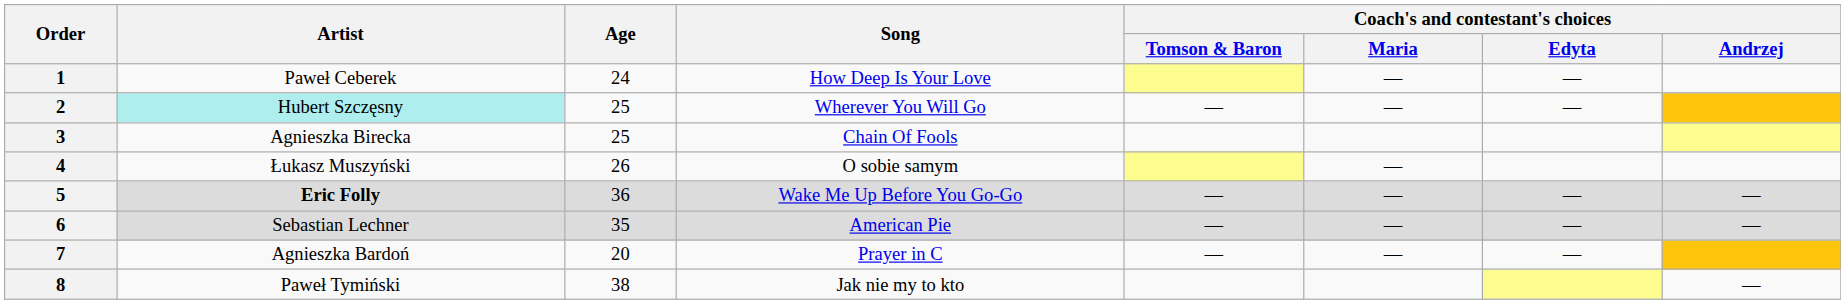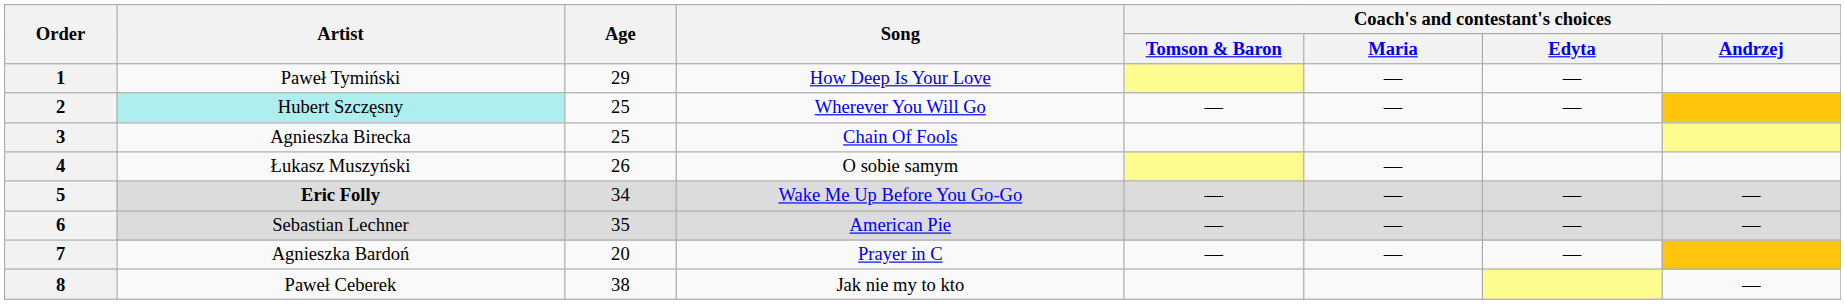(340, 78) Paweł Ceberek -> (340, 78) Paweł Tymiński
(620, 78) 24 -> (620, 78) 29
(620, 195) 36 -> (620, 195) 34
(340, 284) Paweł Tymiński -> (340, 284) Paweł Ceberek
